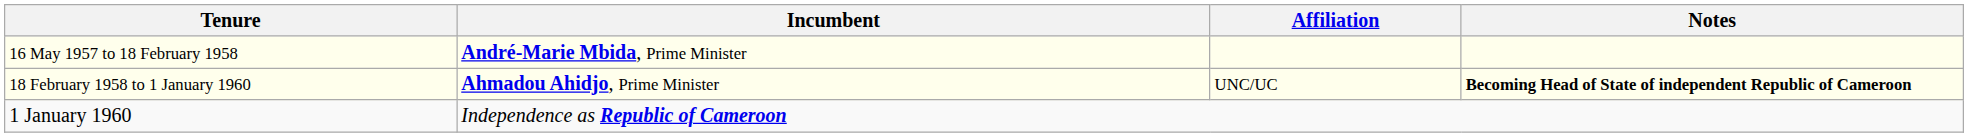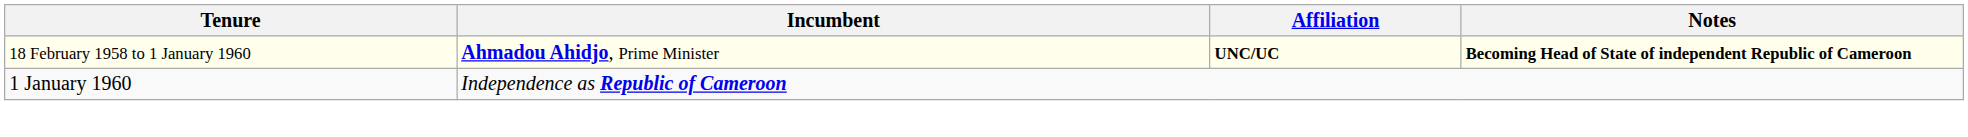- row: (124, 53)
(1246, 85) normal -> (1247, 52) bold
